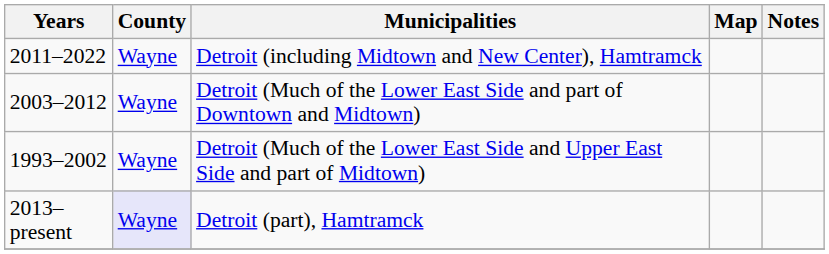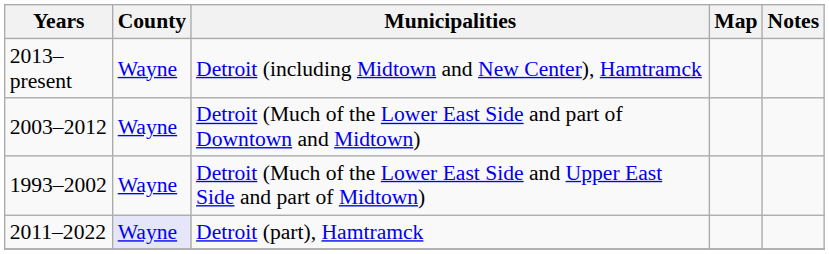(58, 55) 2011–2022 -> (41, 68) 2013–present
(41, 219) 2013–present -> (58, 231) 2011–2022
